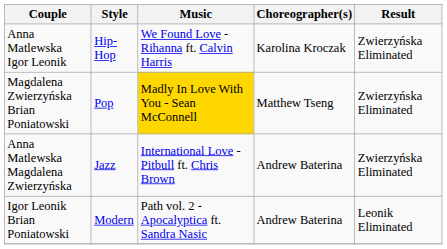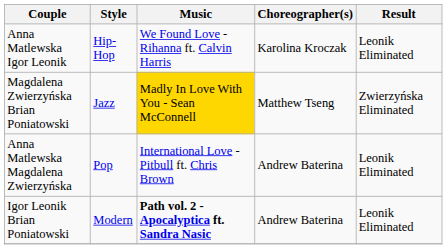(390, 48) Zwierzyńska Eliminated -> (386, 48) Leonik Eliminated
(104, 103) Pop -> (104, 103) Jazz
(105, 165) Jazz -> (103, 165) Pop
(390, 165) Zwierzyńska Eliminated -> (386, 165) Leonik Eliminated
(181, 219) normal -> (182, 219) bold
